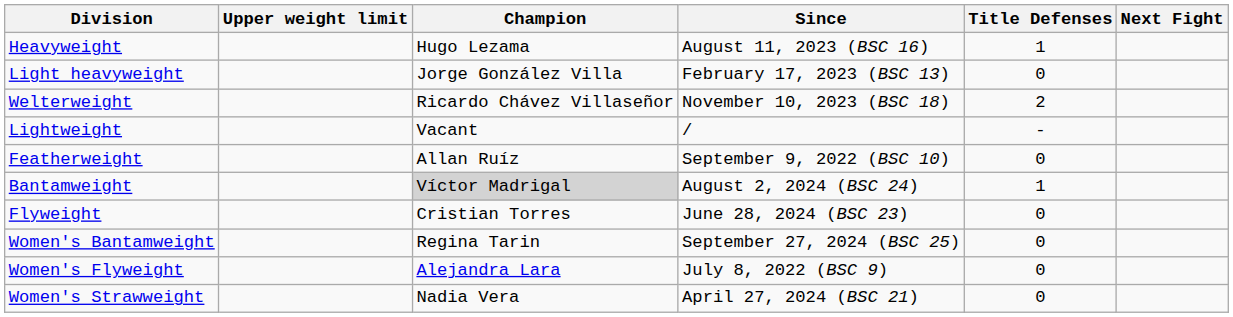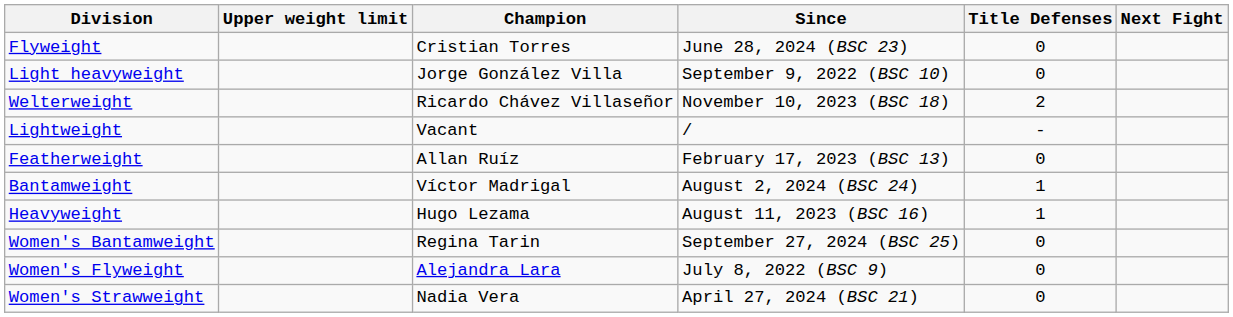rows swapped: (65, 47) <-> (55, 214)
(816, 75) February 17, 2023 (BSC 13) -> (816, 75) September 9, 2022 (BSC 10)
(816, 158) September 9, 2022 (BSC 10) -> (816, 158) February 17, 2023 (BSC 13)
(494, 186) lightgrey background -> (494, 186) no background
